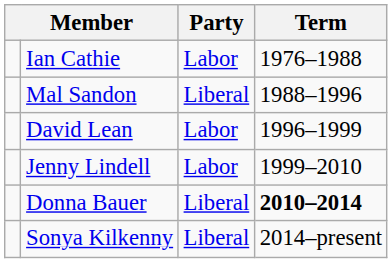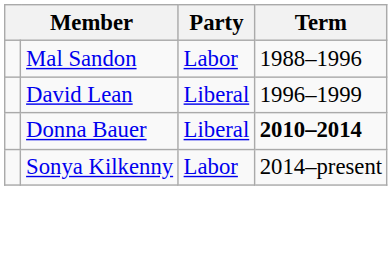- row: (73, 58)
(216, 94) Liberal -> (211, 58) Labor
(211, 130) Labor -> (216, 94) Liberal
- row: (88, 166)
(216, 238) Liberal -> (211, 166) Labor
